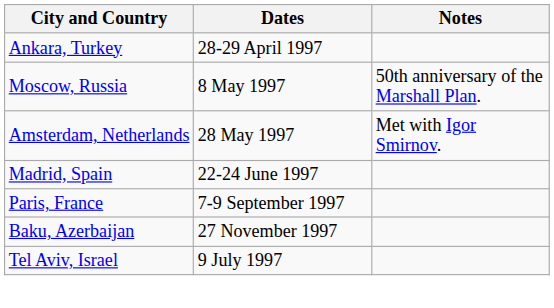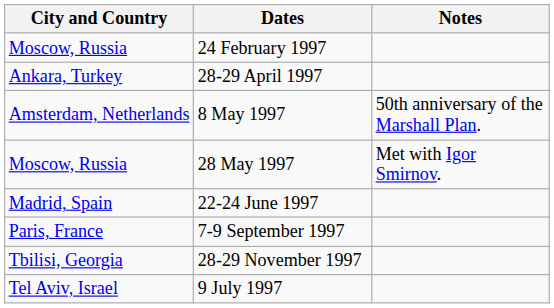+ row: (262, 47)
(68, 86) Moscow, Russia -> (99, 115) Amsterdam, Netherlands
(99, 135) Amsterdam, Netherlands -> (68, 164) Moscow, Russia
- row: (268, 231)
+ row: (280, 260)
